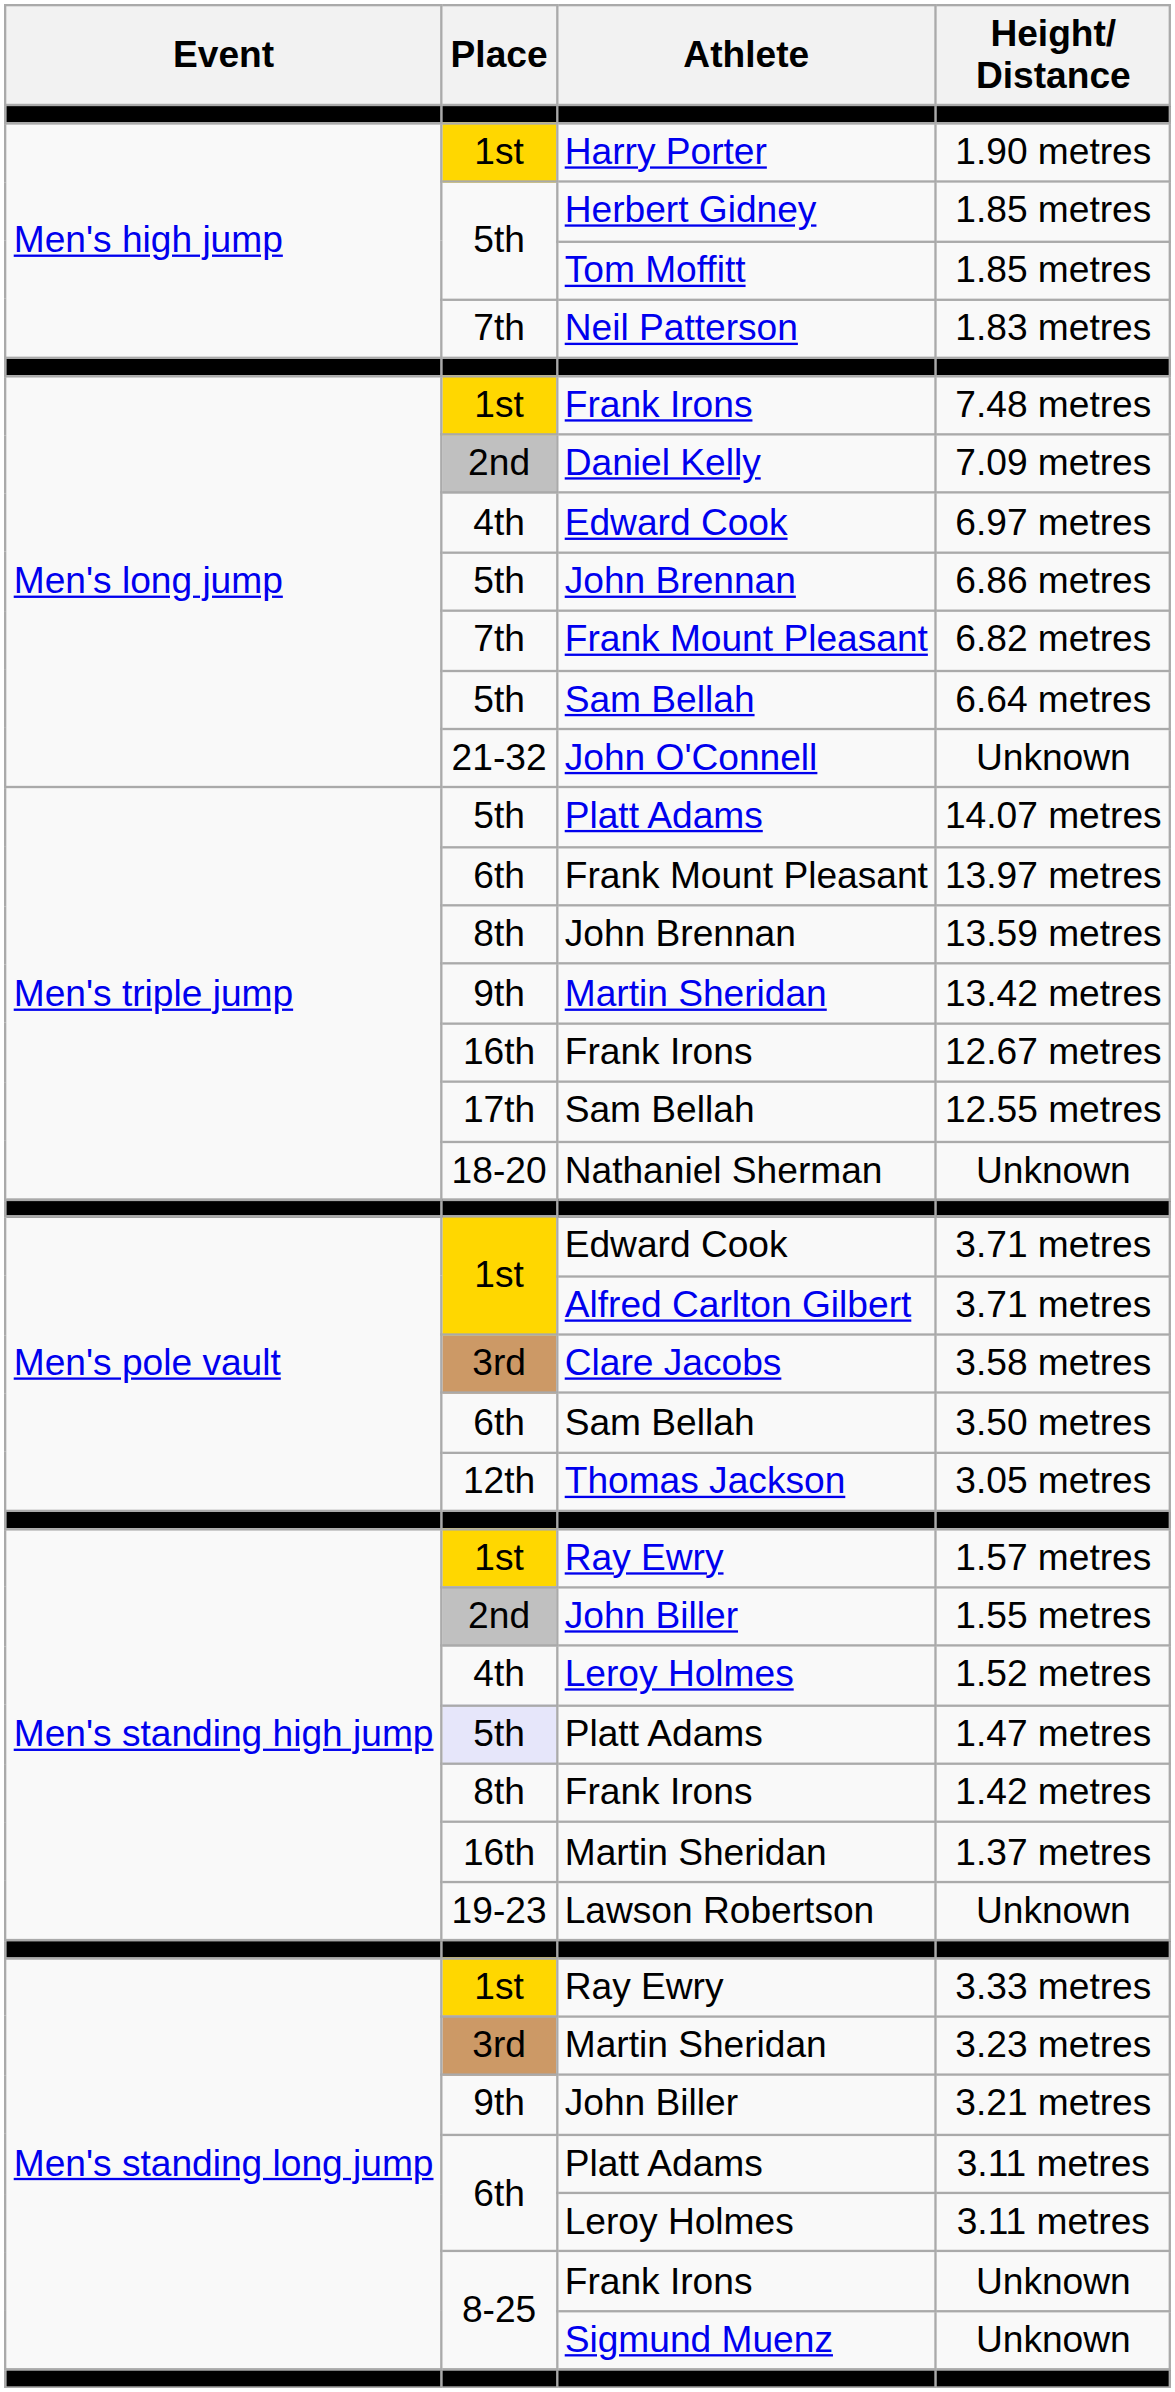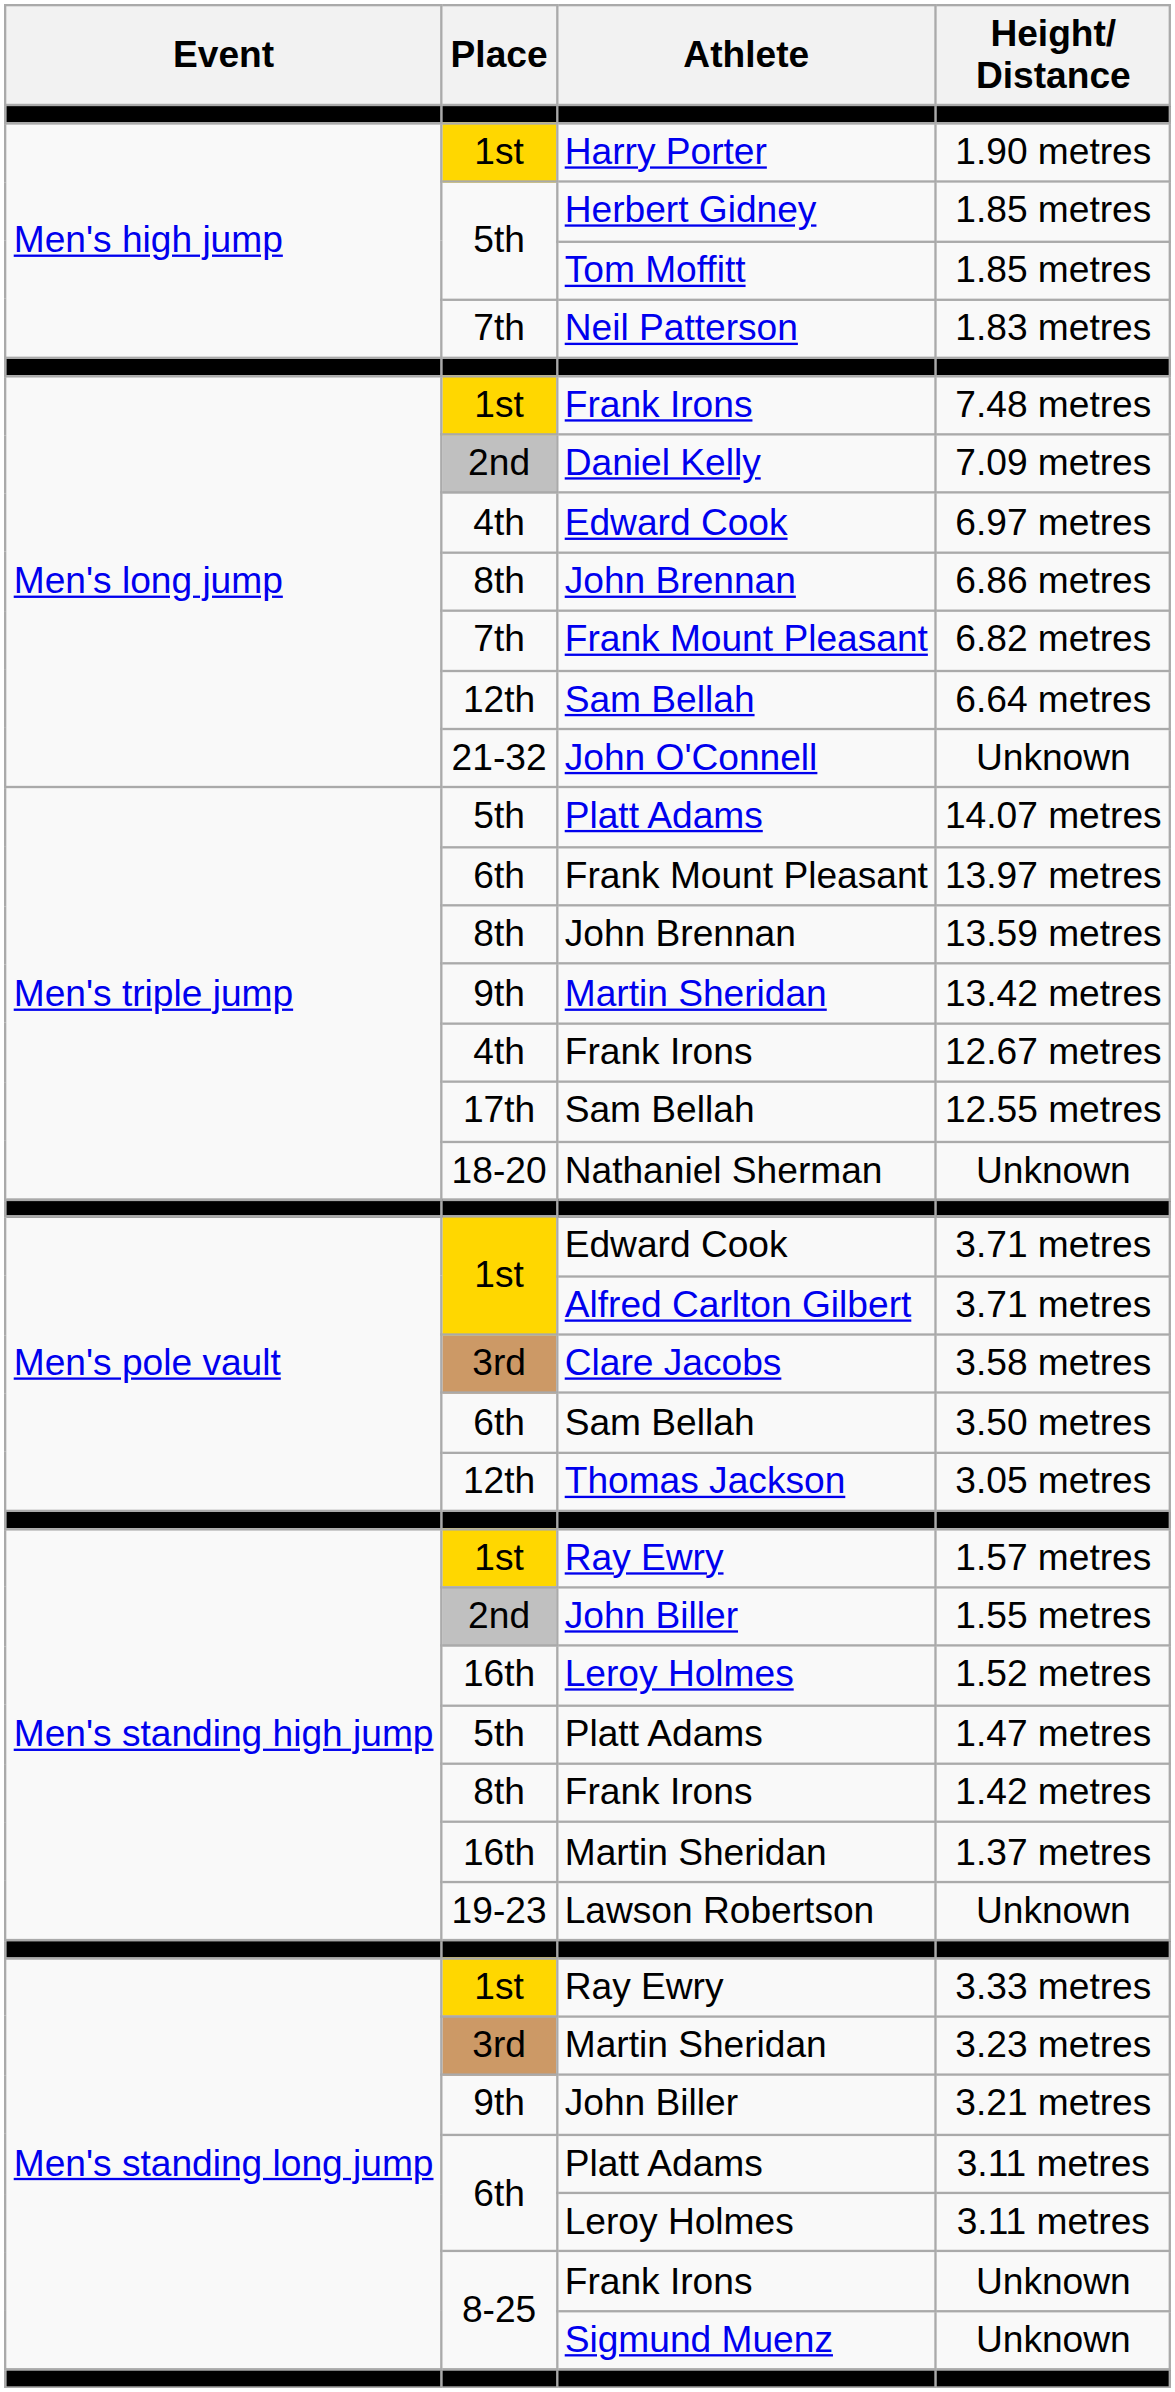(499, 580) 5th -> (499, 580) 8th
(499, 698) 5th -> (499, 698) 12th
(499, 1051) 16th -> (499, 1051) 4th
(499, 1674) 4th -> (499, 1674) 16th
(499, 1733) lavender background -> (499, 1733) no background
